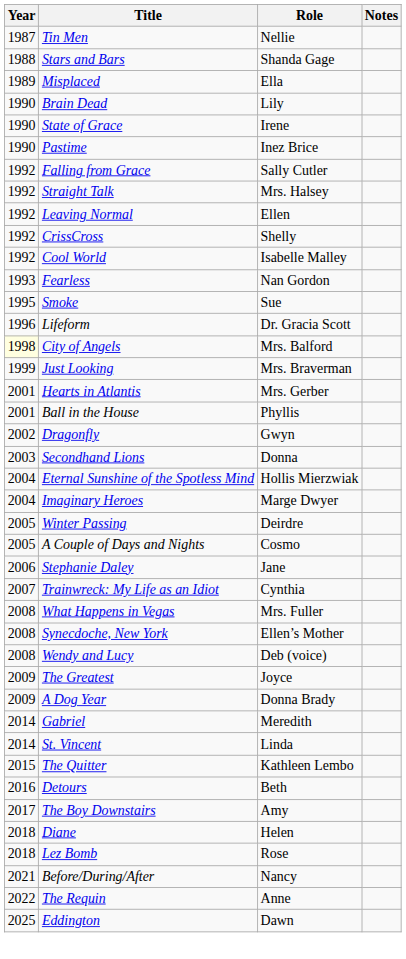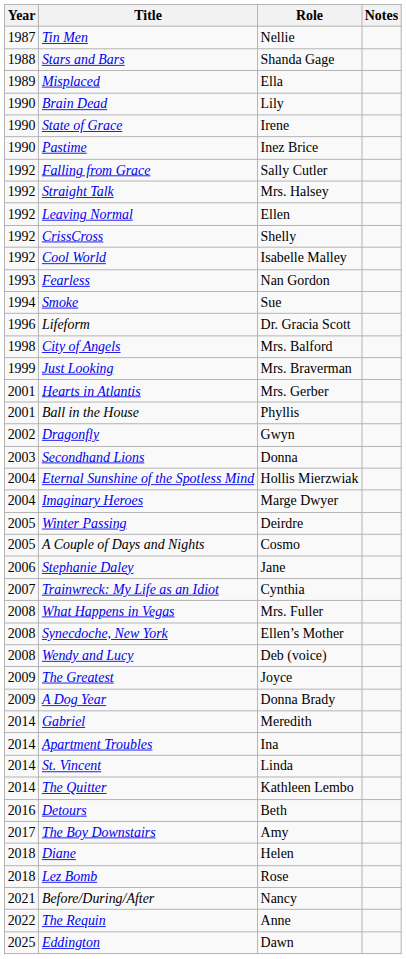(22, 302) 1995 -> (22, 302) 1994
(22, 346) lightyellow background -> (22, 346) no background
+ row: (97, 744)
(22, 766) 2015 -> (22, 788) 2014
